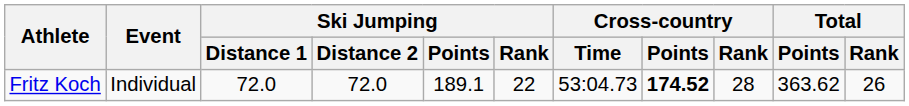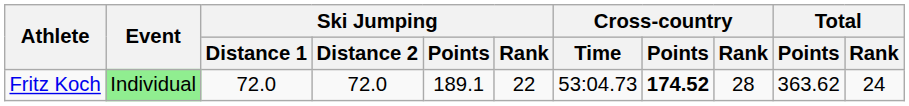(153, 85) no background -> (153, 85) lightgreen background
(874, 85) 26 -> (874, 85) 24
